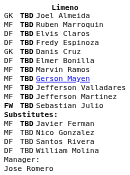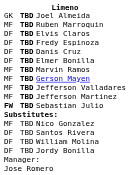(9, 52) GK -> (9, 52) DF
- row: (65, 123)
+ row: (65, 150)
